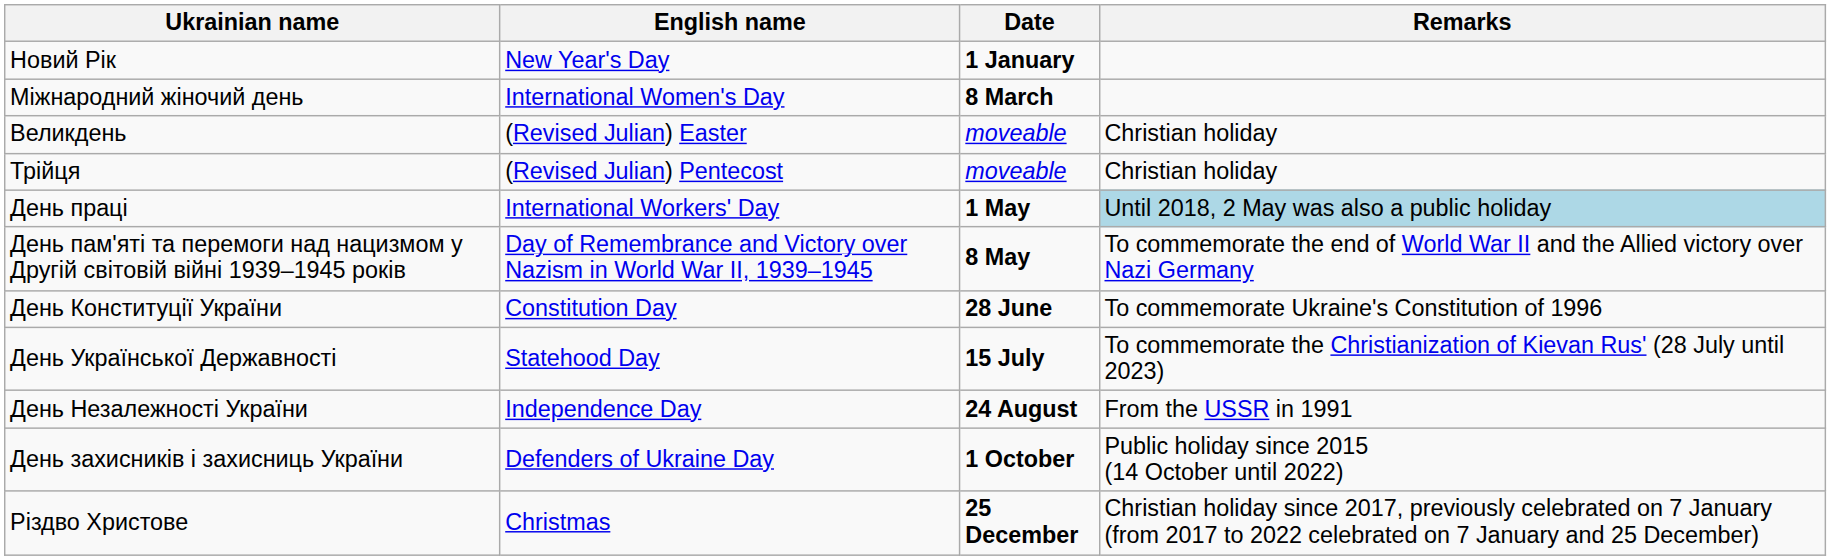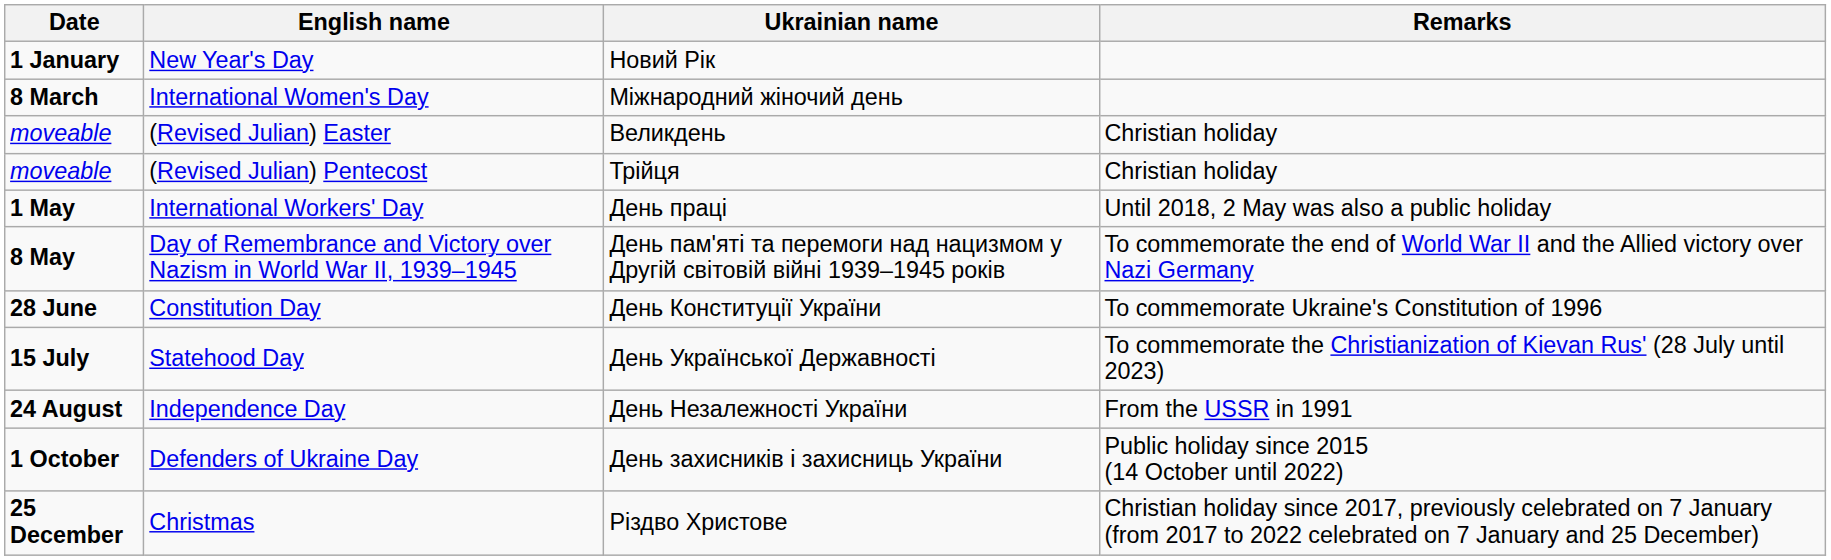columns swapped: (1030, 23) <-> (252, 23)
(1328, 208) lightblue background -> (1328, 208) no background
